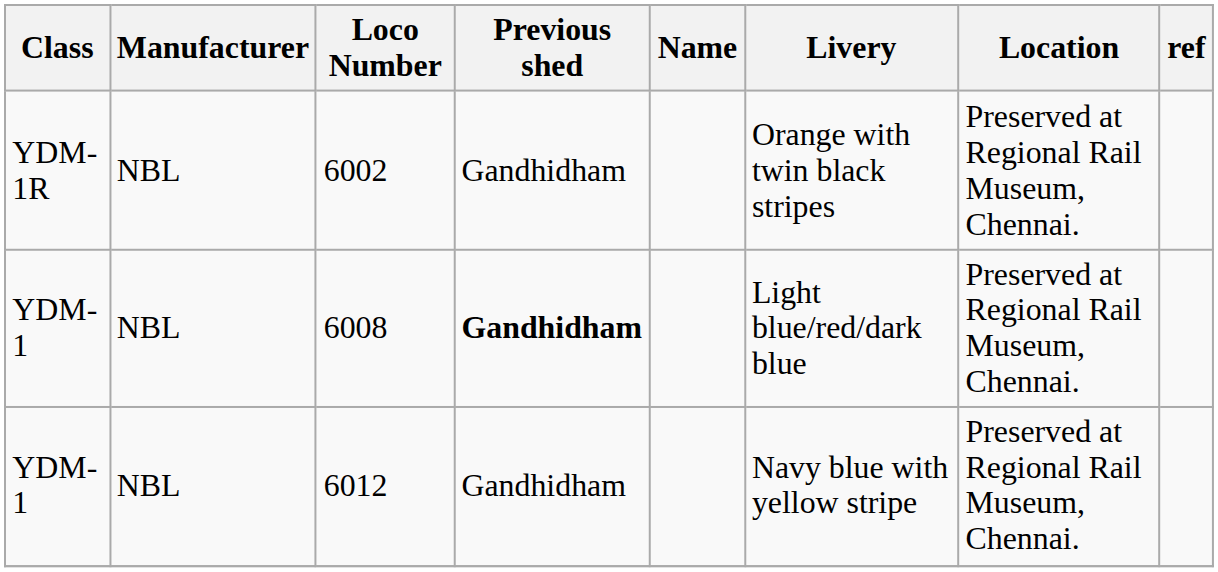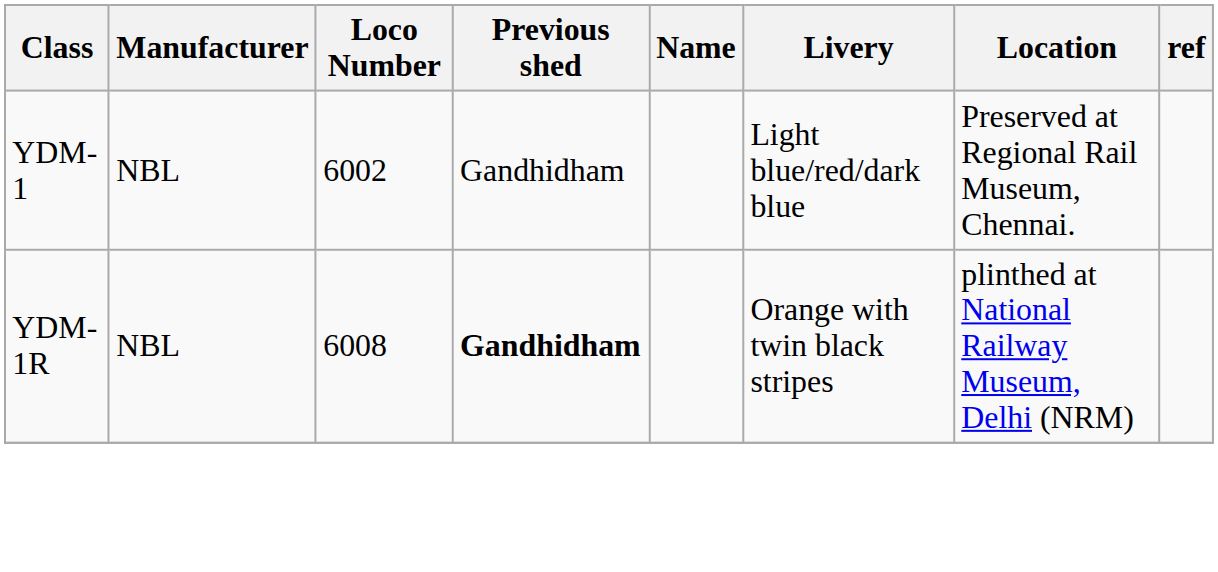(55, 169) YDM-1R -> (55, 169) YDM-1
(831, 169) Orange with twin black stripes -> (835, 169) Light blue/red/dark blue
(55, 327) YDM-1 -> (55, 345) YDM-1R
(837, 327) Light blue/red/dark blue -> (830, 345) Orange with twin black stripes
(1054, 327) Preserved at Regional Rail Museum, Chennai. -> (1048, 345) plinthed at National Railway Museum, Delhi (NRM)
- row: (356, 485)
